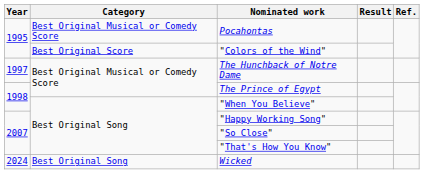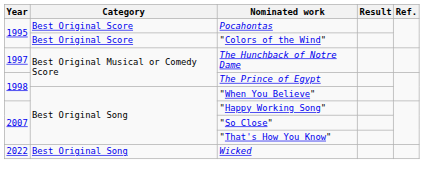(114, 31) Best Original Musical or Comedy Score -> (83, 26) Best Original Score
(17, 162) 2024 -> (17, 151) 2022
